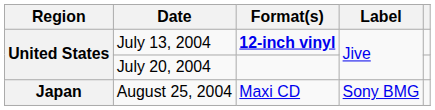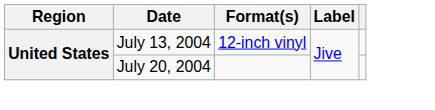(287, 42) bold -> (262, 42) normal
- row: (174, 92)
